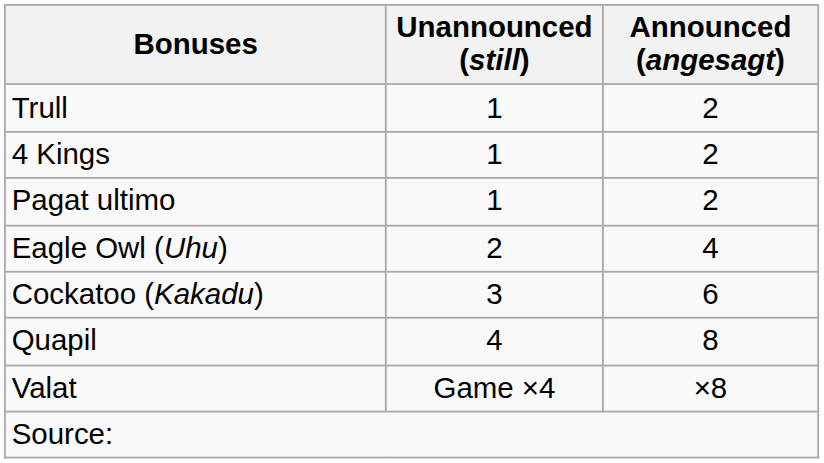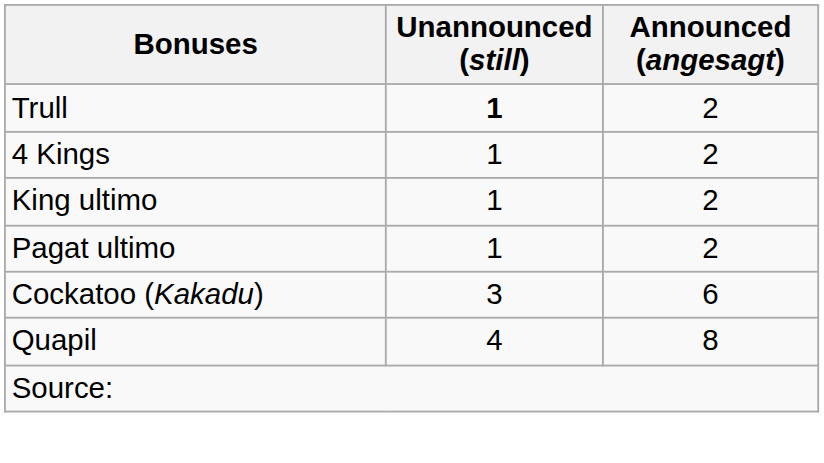(494, 107) normal -> (494, 107) bold
+ row: (85, 201)
- row: (120, 247)
- row: (44, 387)
